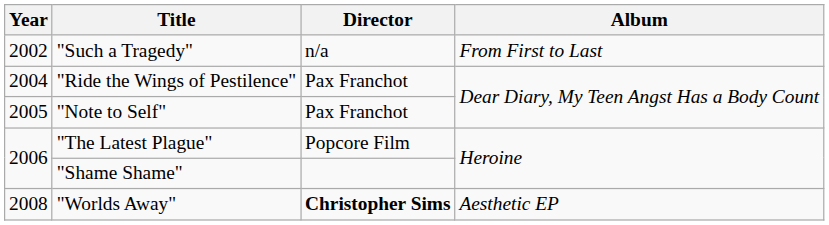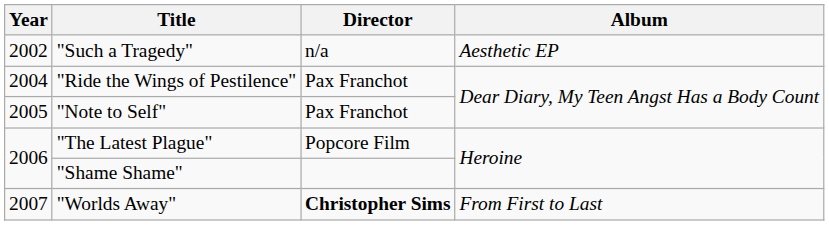(531, 50) From First to Last -> (509, 50) Aesthetic EP
(28, 204) 2008 -> (28, 204) 2007
(509, 204) Aesthetic EP -> (531, 204) From First to Last
